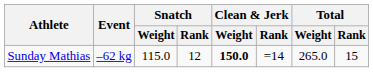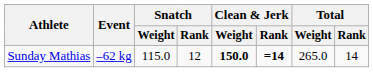(274, 56) normal -> (274, 56) bold
(352, 56) 15 -> (352, 56) 14
